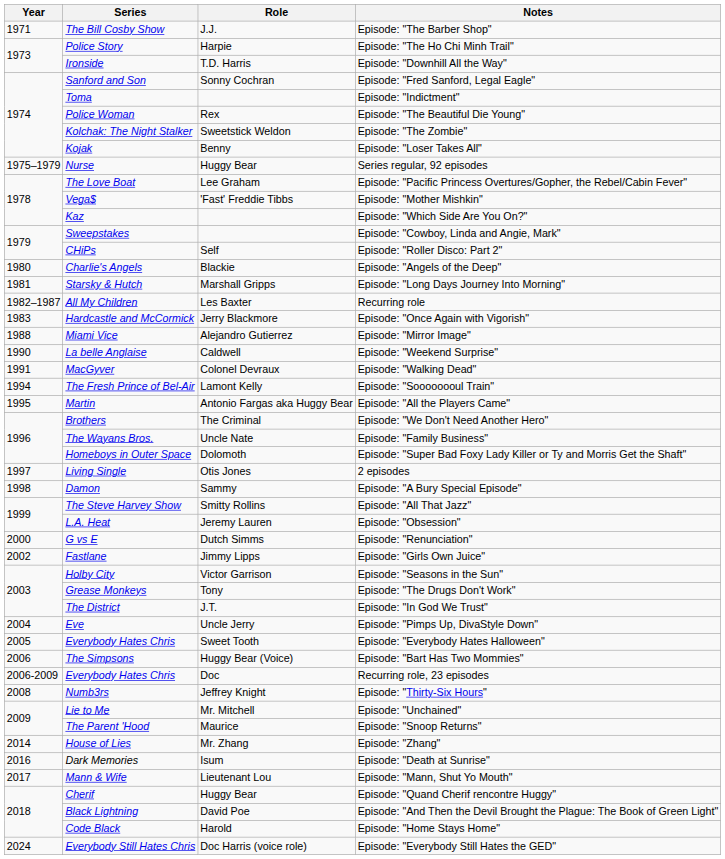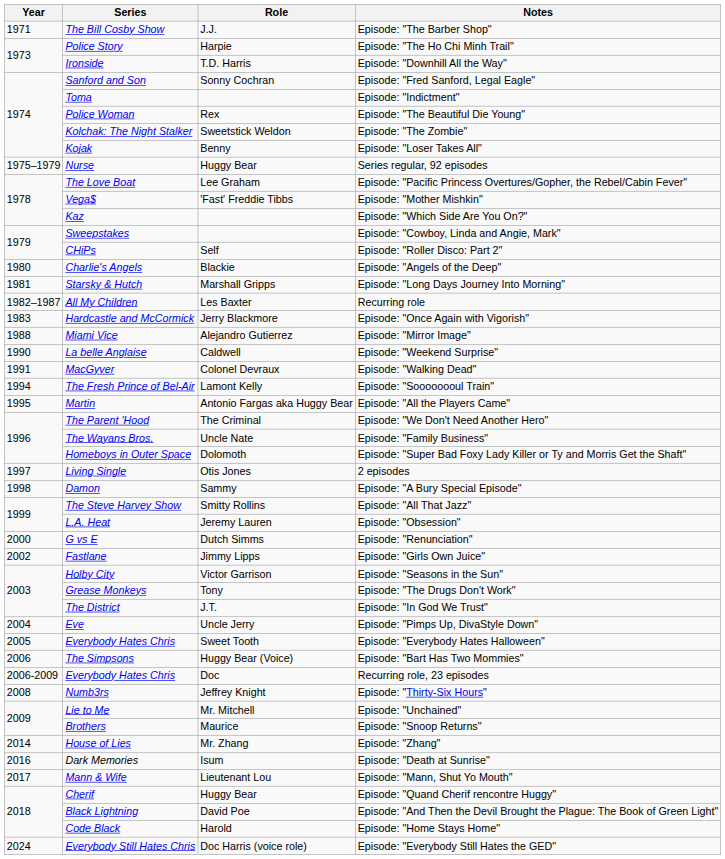(86, 421) Brothers -> (107, 421) The Parent 'Hood
(107, 727) The Parent 'Hood -> (86, 727) Brothers
